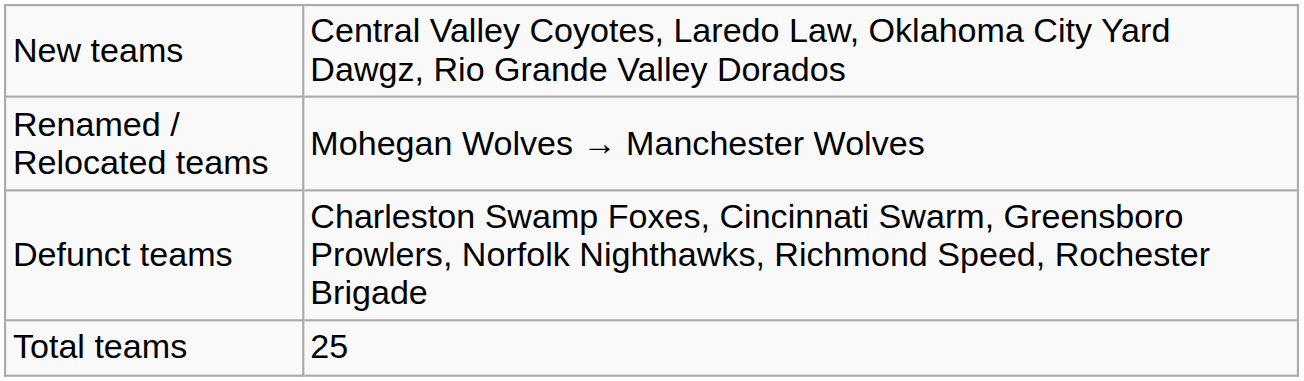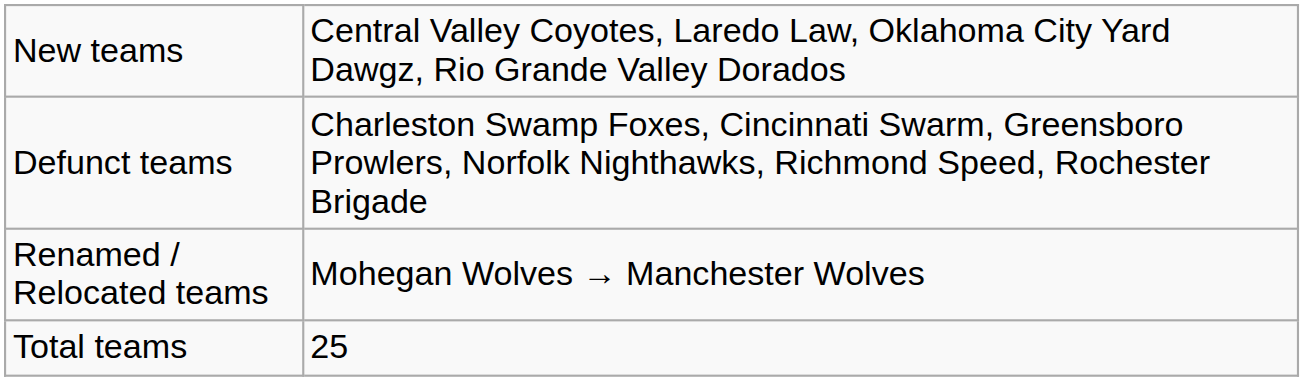rows swapped: (141, 143) <-> (123, 254)
